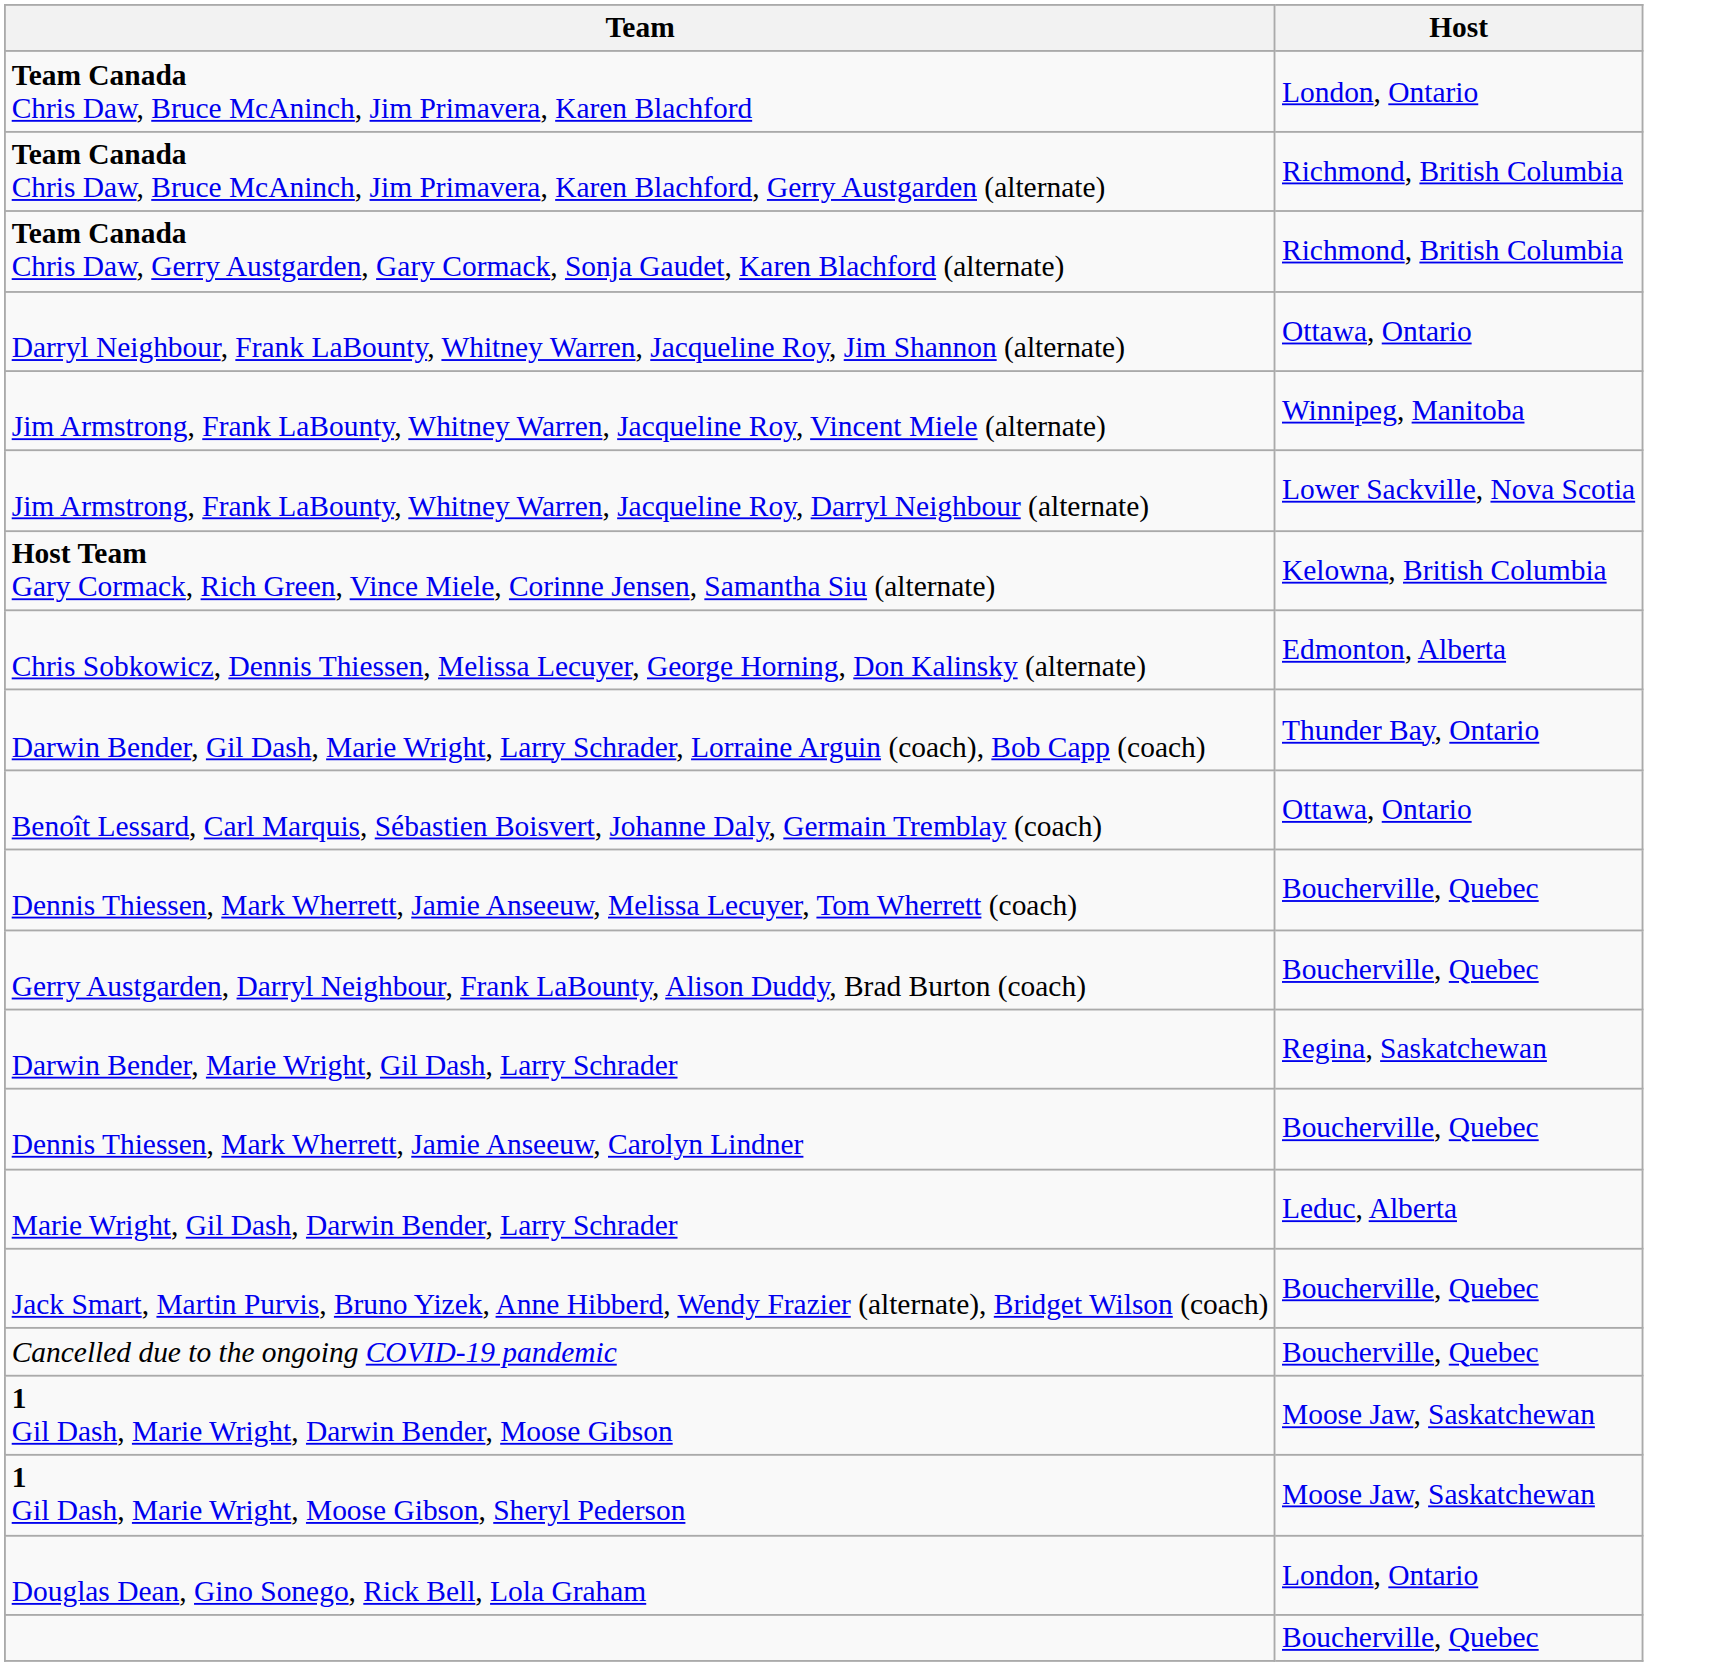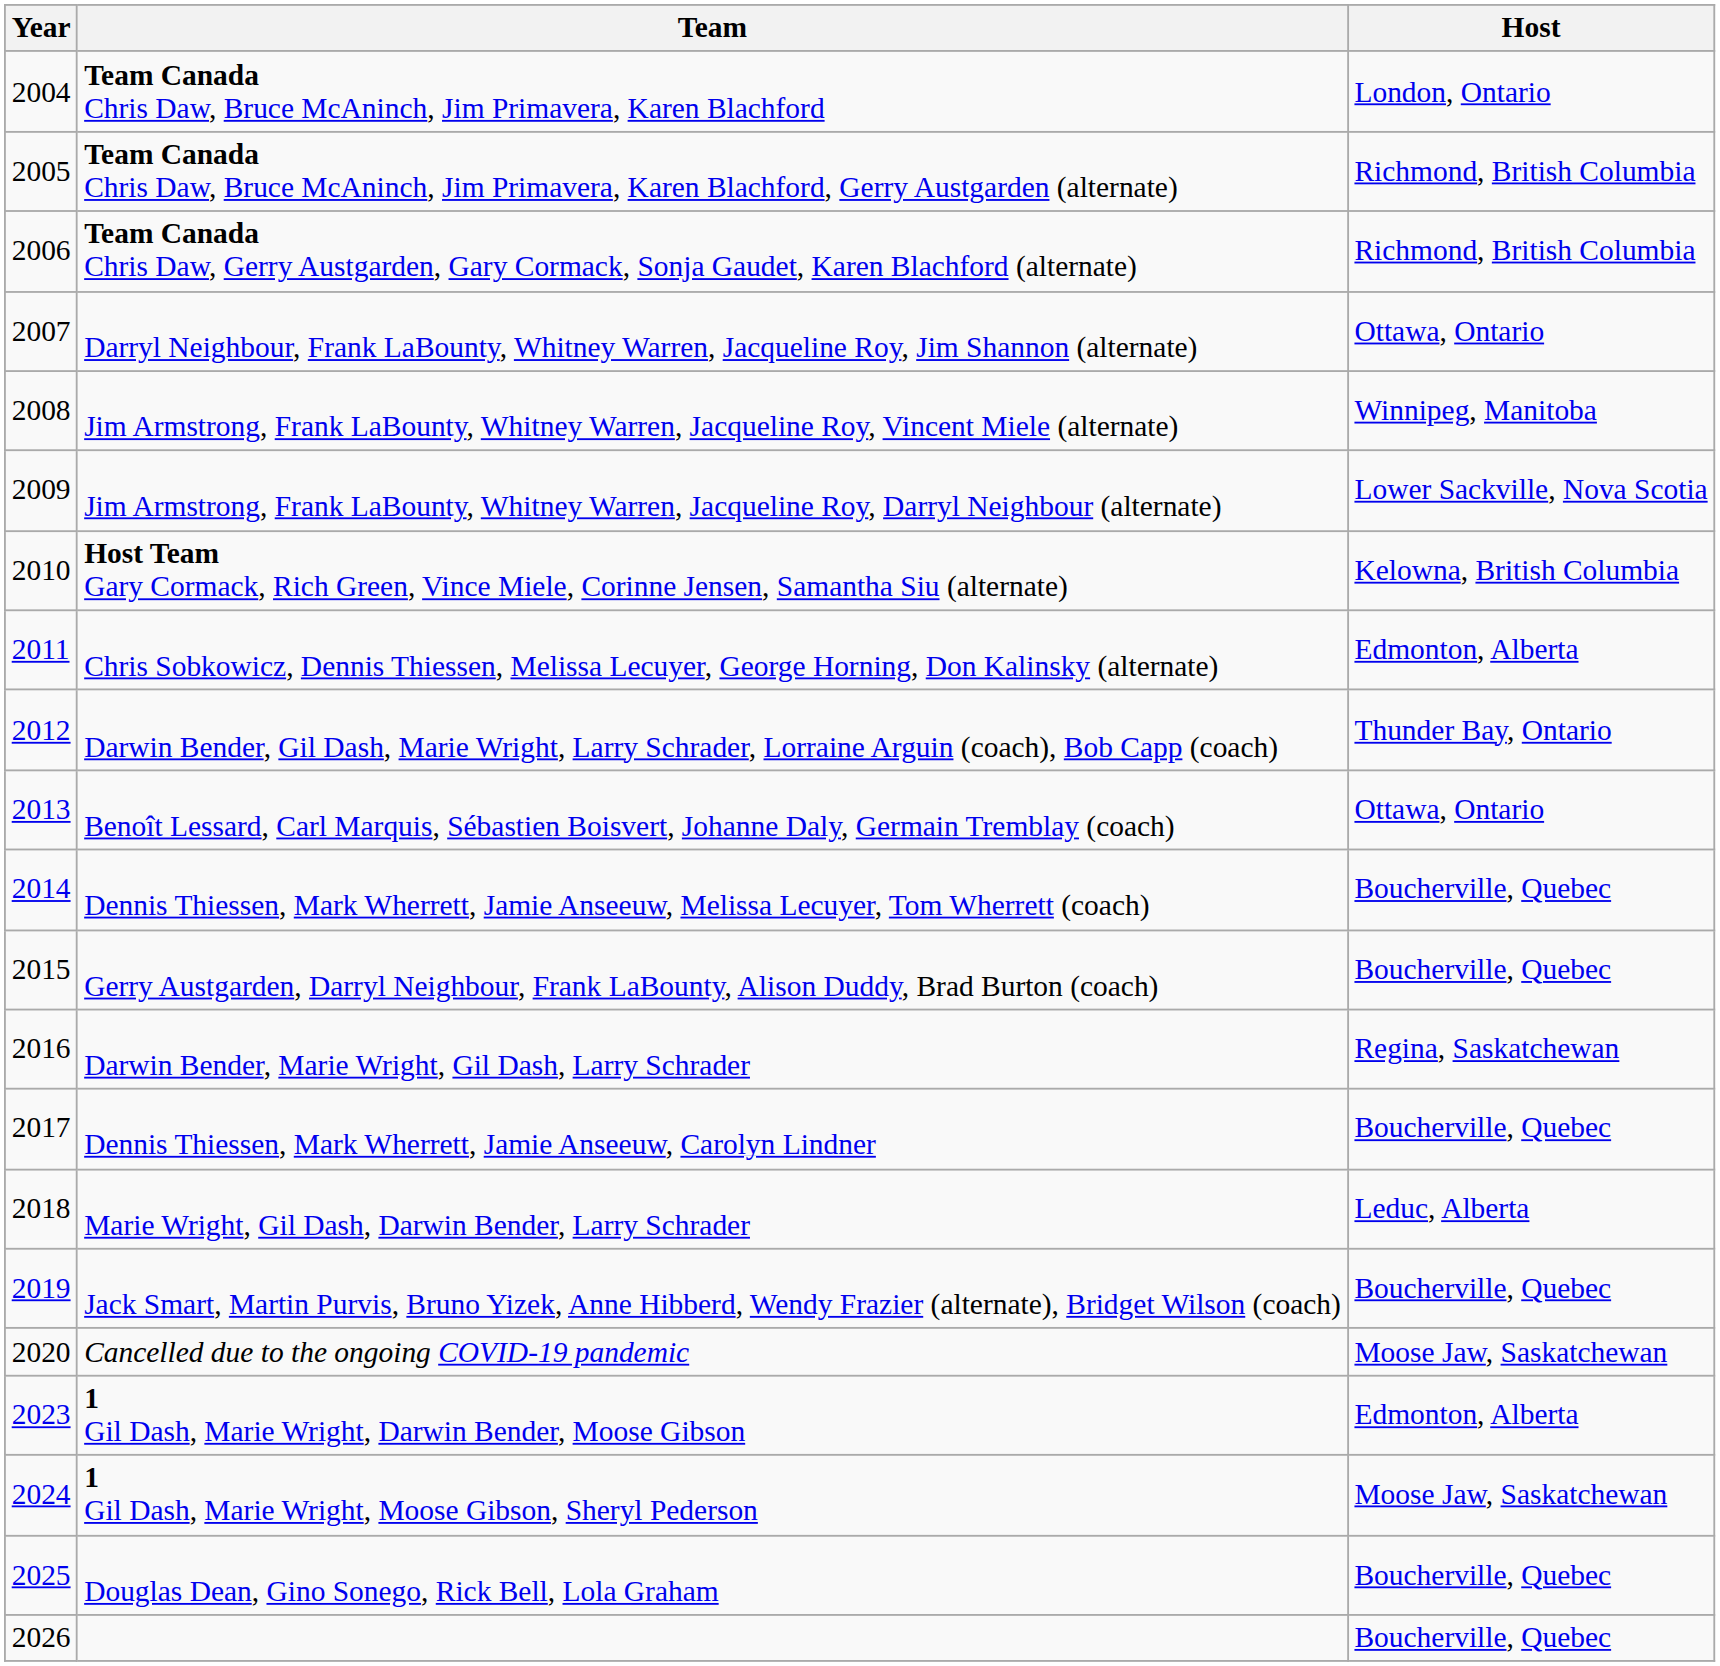+ column: (41, 27)
(1410, 1351) Boucherville, Quebec -> (1511, 1351) Moose Jaw, Saskatchewan
(1438, 1414) Moose Jaw, Saskatchewan -> (1466, 1414) Edmonton, Alberta
(1380, 1574) London, Ontario -> (1483, 1574) Boucherville, Quebec
